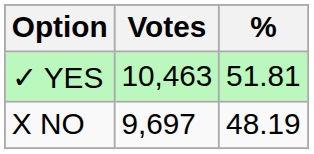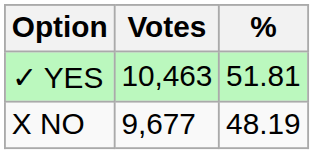(159, 124) 9,697 -> (159, 124) 9,677
